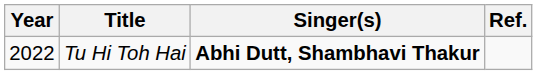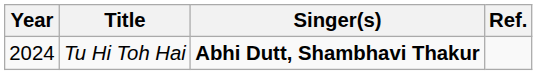(32, 52) 2022 -> (32, 52) 2024
